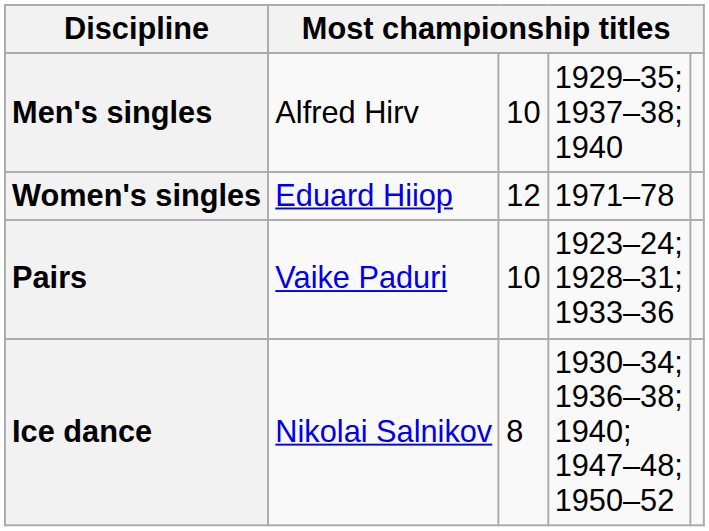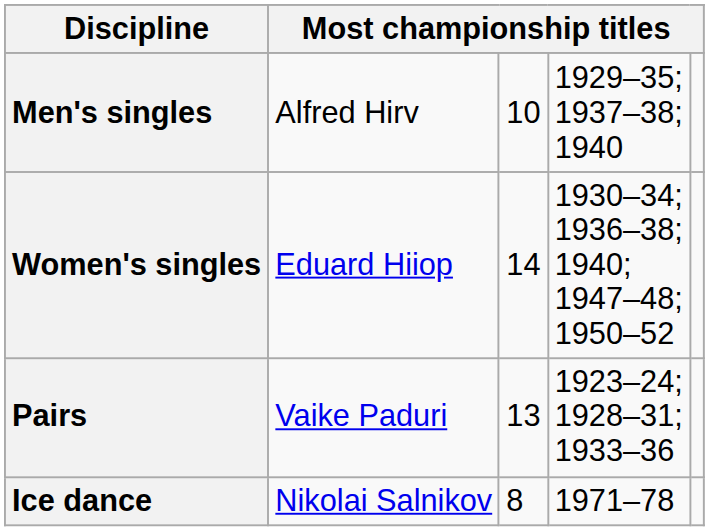(523, 195) 12 -> (523, 264) 14
(614, 195) 1971–78 -> (619, 264) 1930–34; 1936–38; 1940; 1947–48; 1950–52
(523, 278) 10 -> (523, 416) 13
(619, 431) 1930–34; 1936–38; 1940; 1947–48; 1950–52 -> (614, 500) 1971–78
